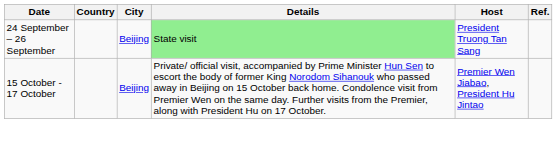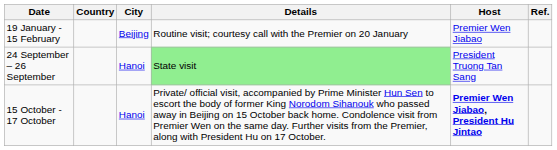+ row: (34, 33)
(134, 39) Beijing -> (132, 66) Hanoi
(134, 88) Beijing -> (132, 115) Hanoi
(486, 88) normal -> (483, 115) bold
